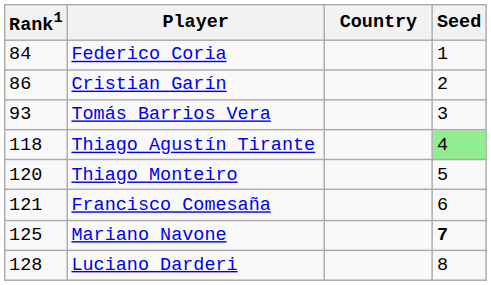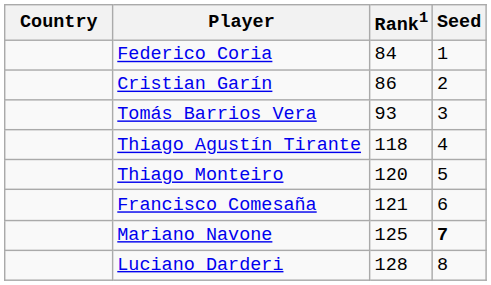columns swapped: (378, 22) <-> (36, 22)
(442, 145) lightgreen background -> (442, 145) no background
